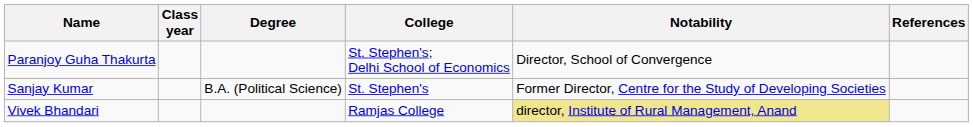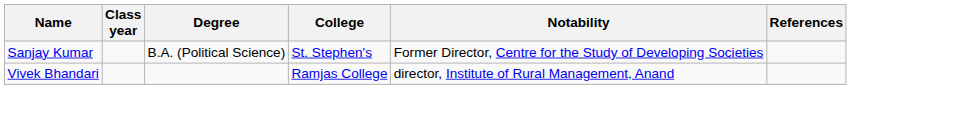- row: (82, 59)
(656, 110) khaki background -> (534, 73) no background
